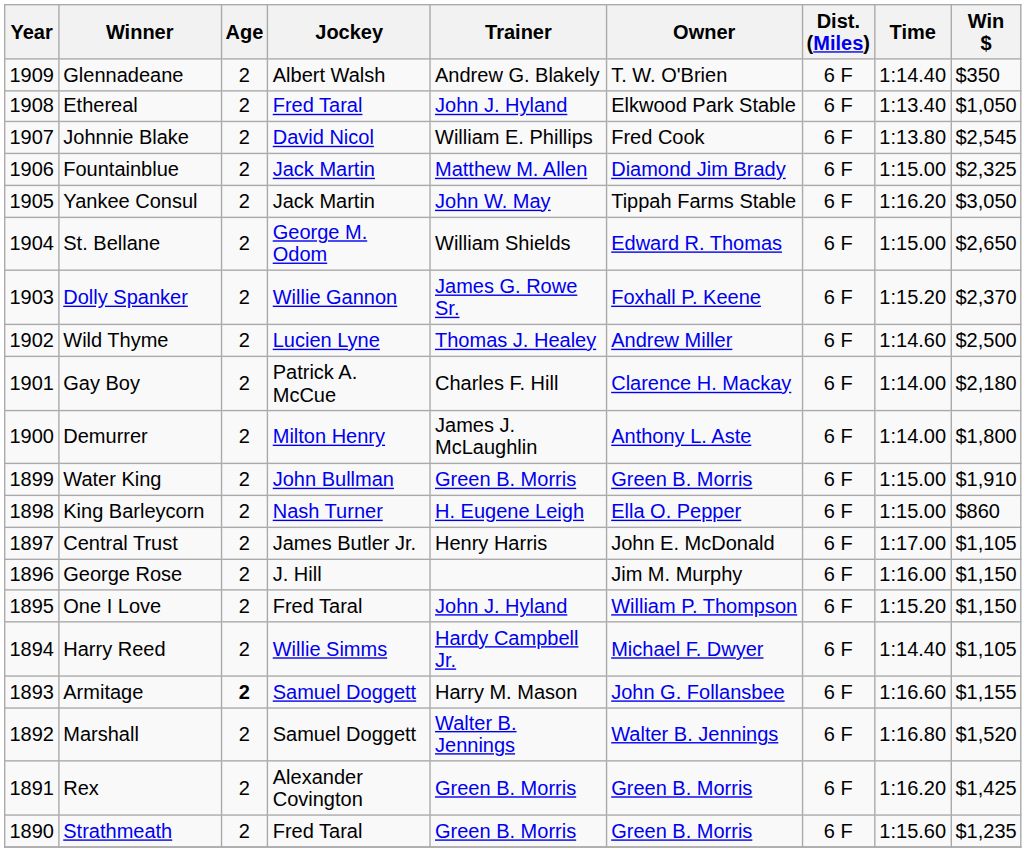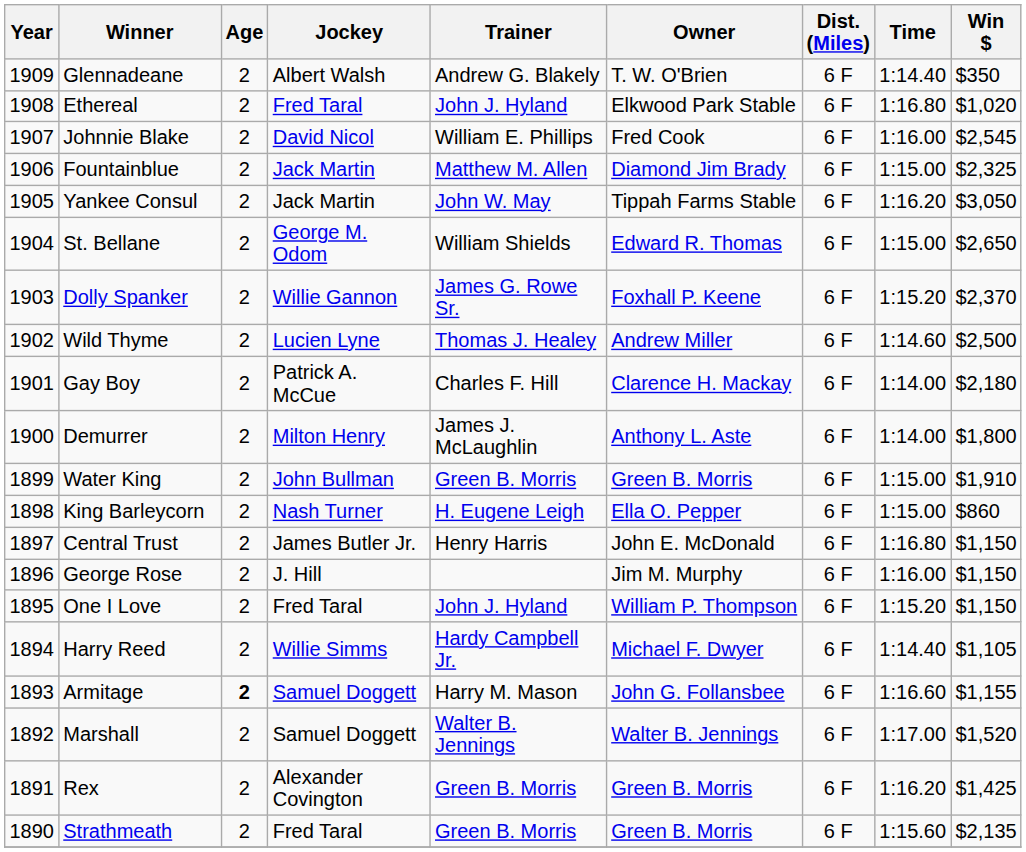(913, 106) 1:13.40 -> (913, 106) 1:16.80
(986, 106) $1,050 -> (986, 106) $1,020
(913, 138) 1:13.80 -> (913, 138) 1:16.00
(913, 543) 1:17.00 -> (913, 543) 1:16.80
(986, 543) $1,105 -> (986, 543) $1,150
(913, 735) 1:16.80 -> (913, 735) 1:17.00
(986, 831) $1,235 -> (986, 831) $2,135
